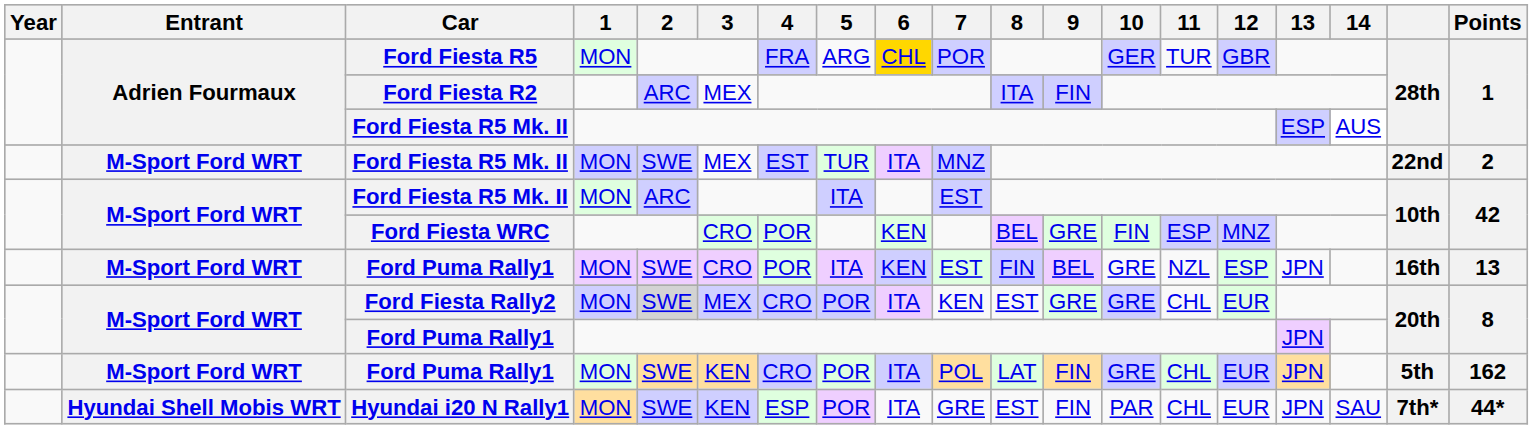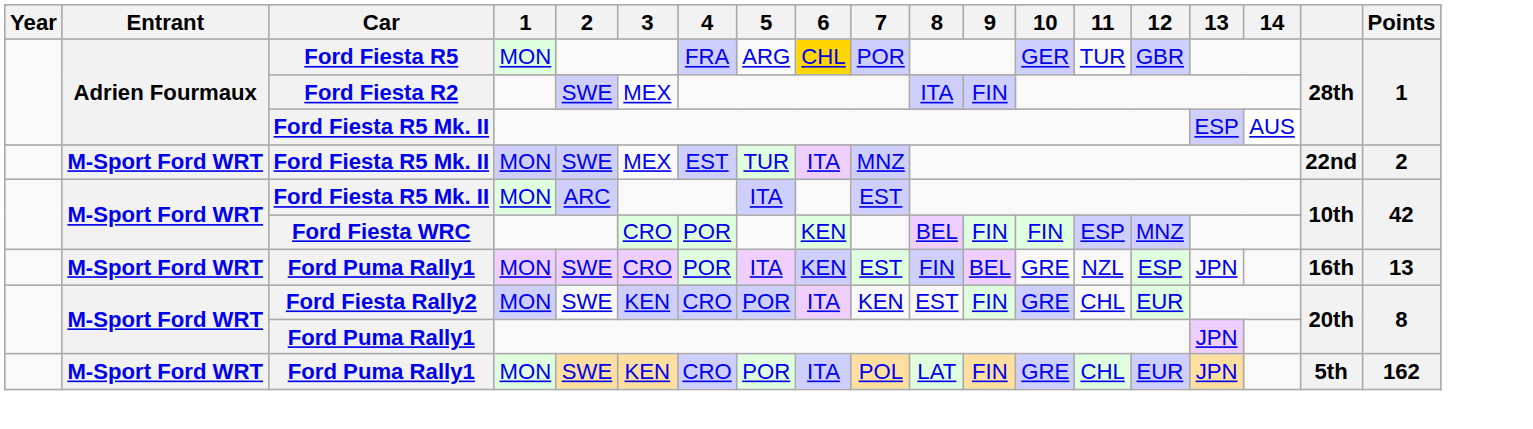(667, 92) ARC -> (587, 92) SWE
(1073, 232) GRE -> (990, 232) FIN
(667, 301) lightgrey background -> (587, 301) no background
(727, 301) MEX -> (647, 301) KEN
(1073, 301) GRE -> (990, 301) FIN
- row: (460, 406)
